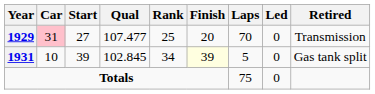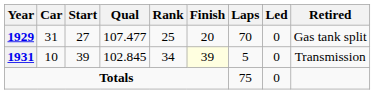(51, 36) pink background -> (51, 36) no background
(330, 36) Transmission -> (330, 36) Gas tank split
(330, 57) Gas tank split -> (330, 57) Transmission
